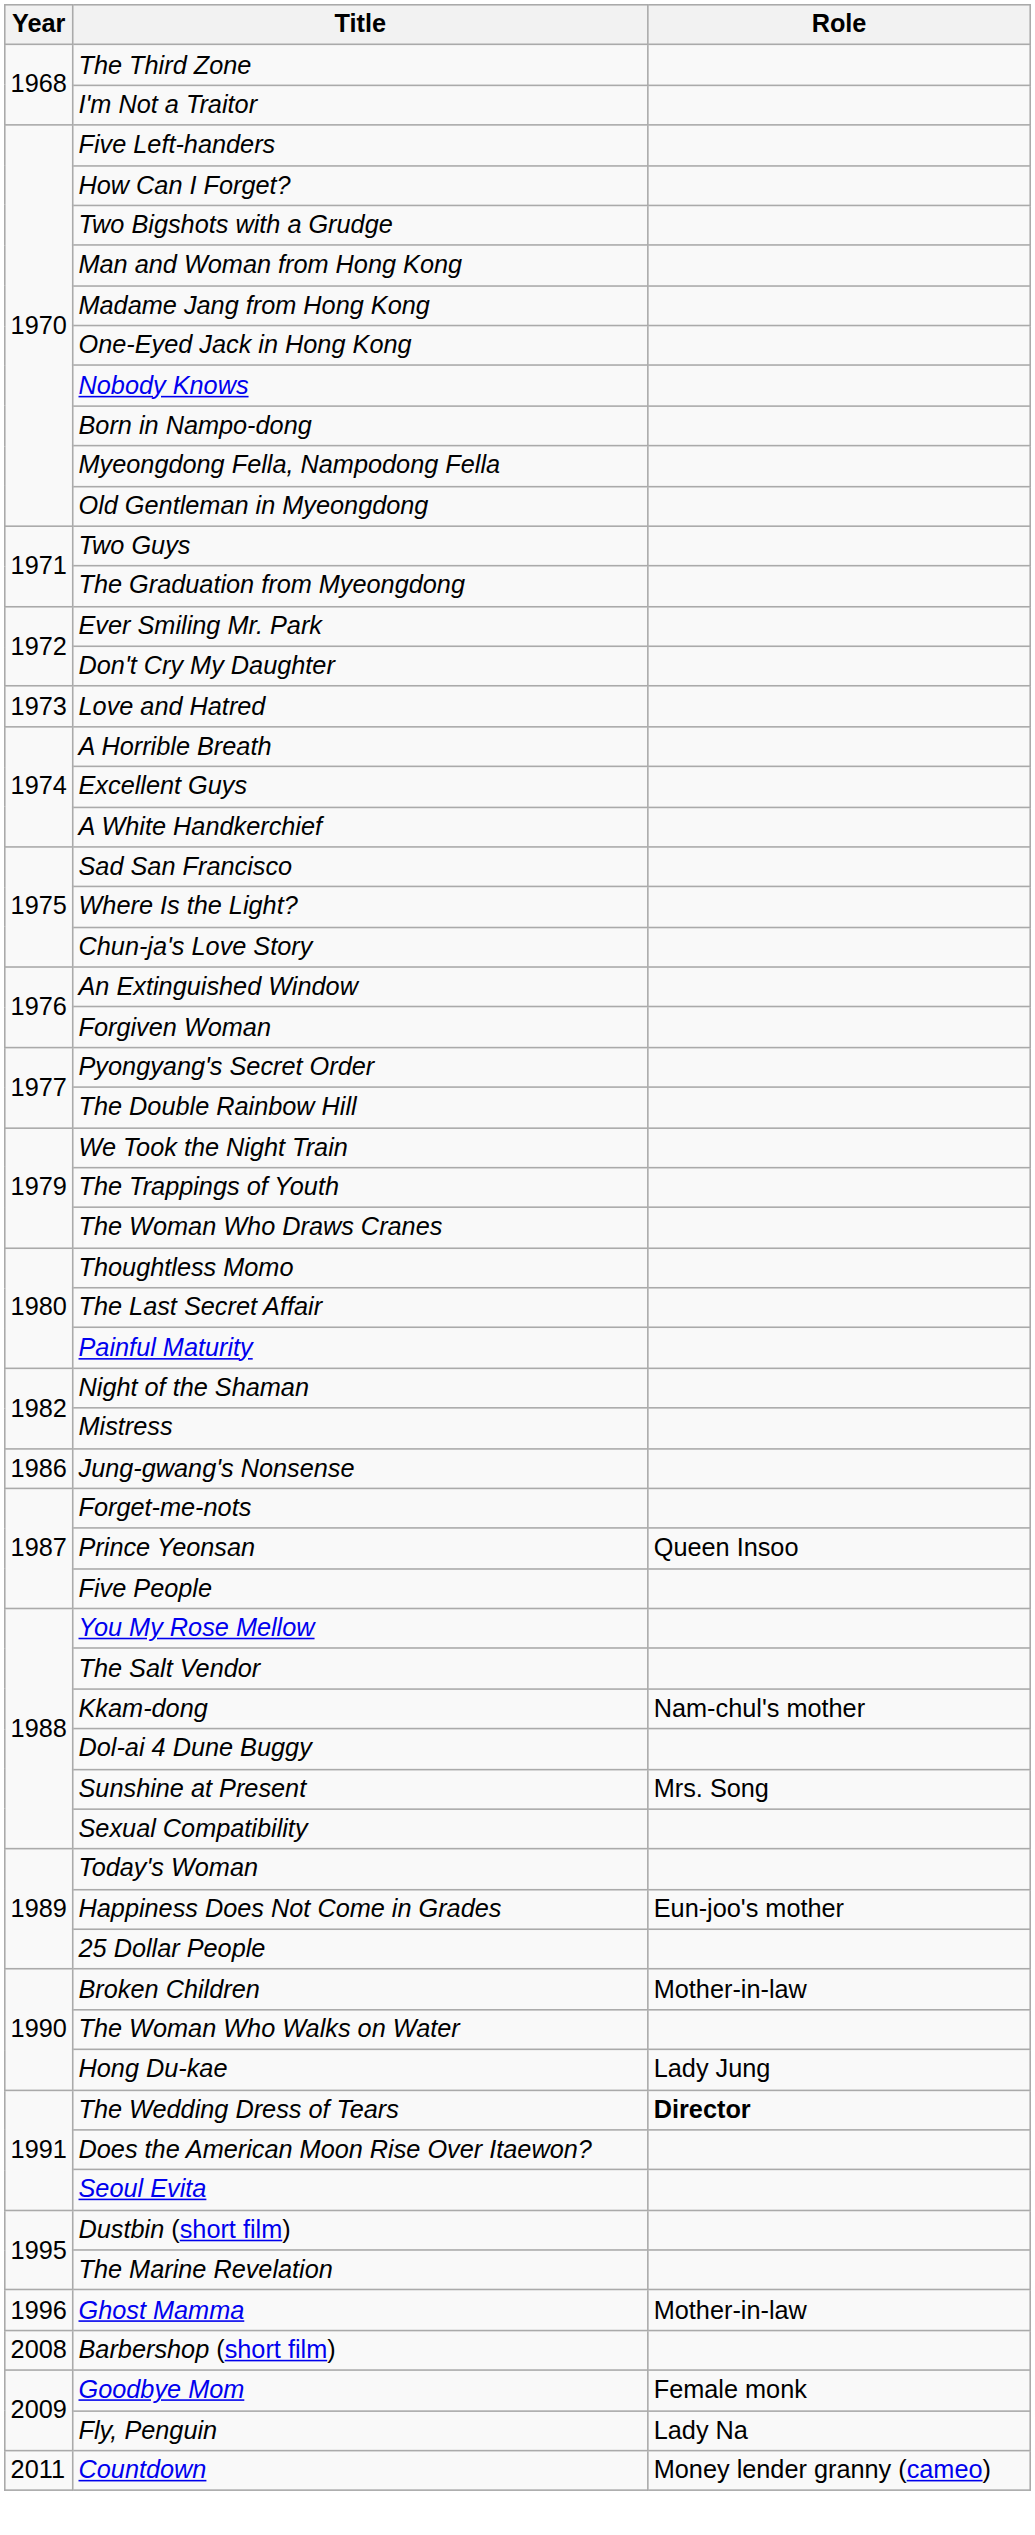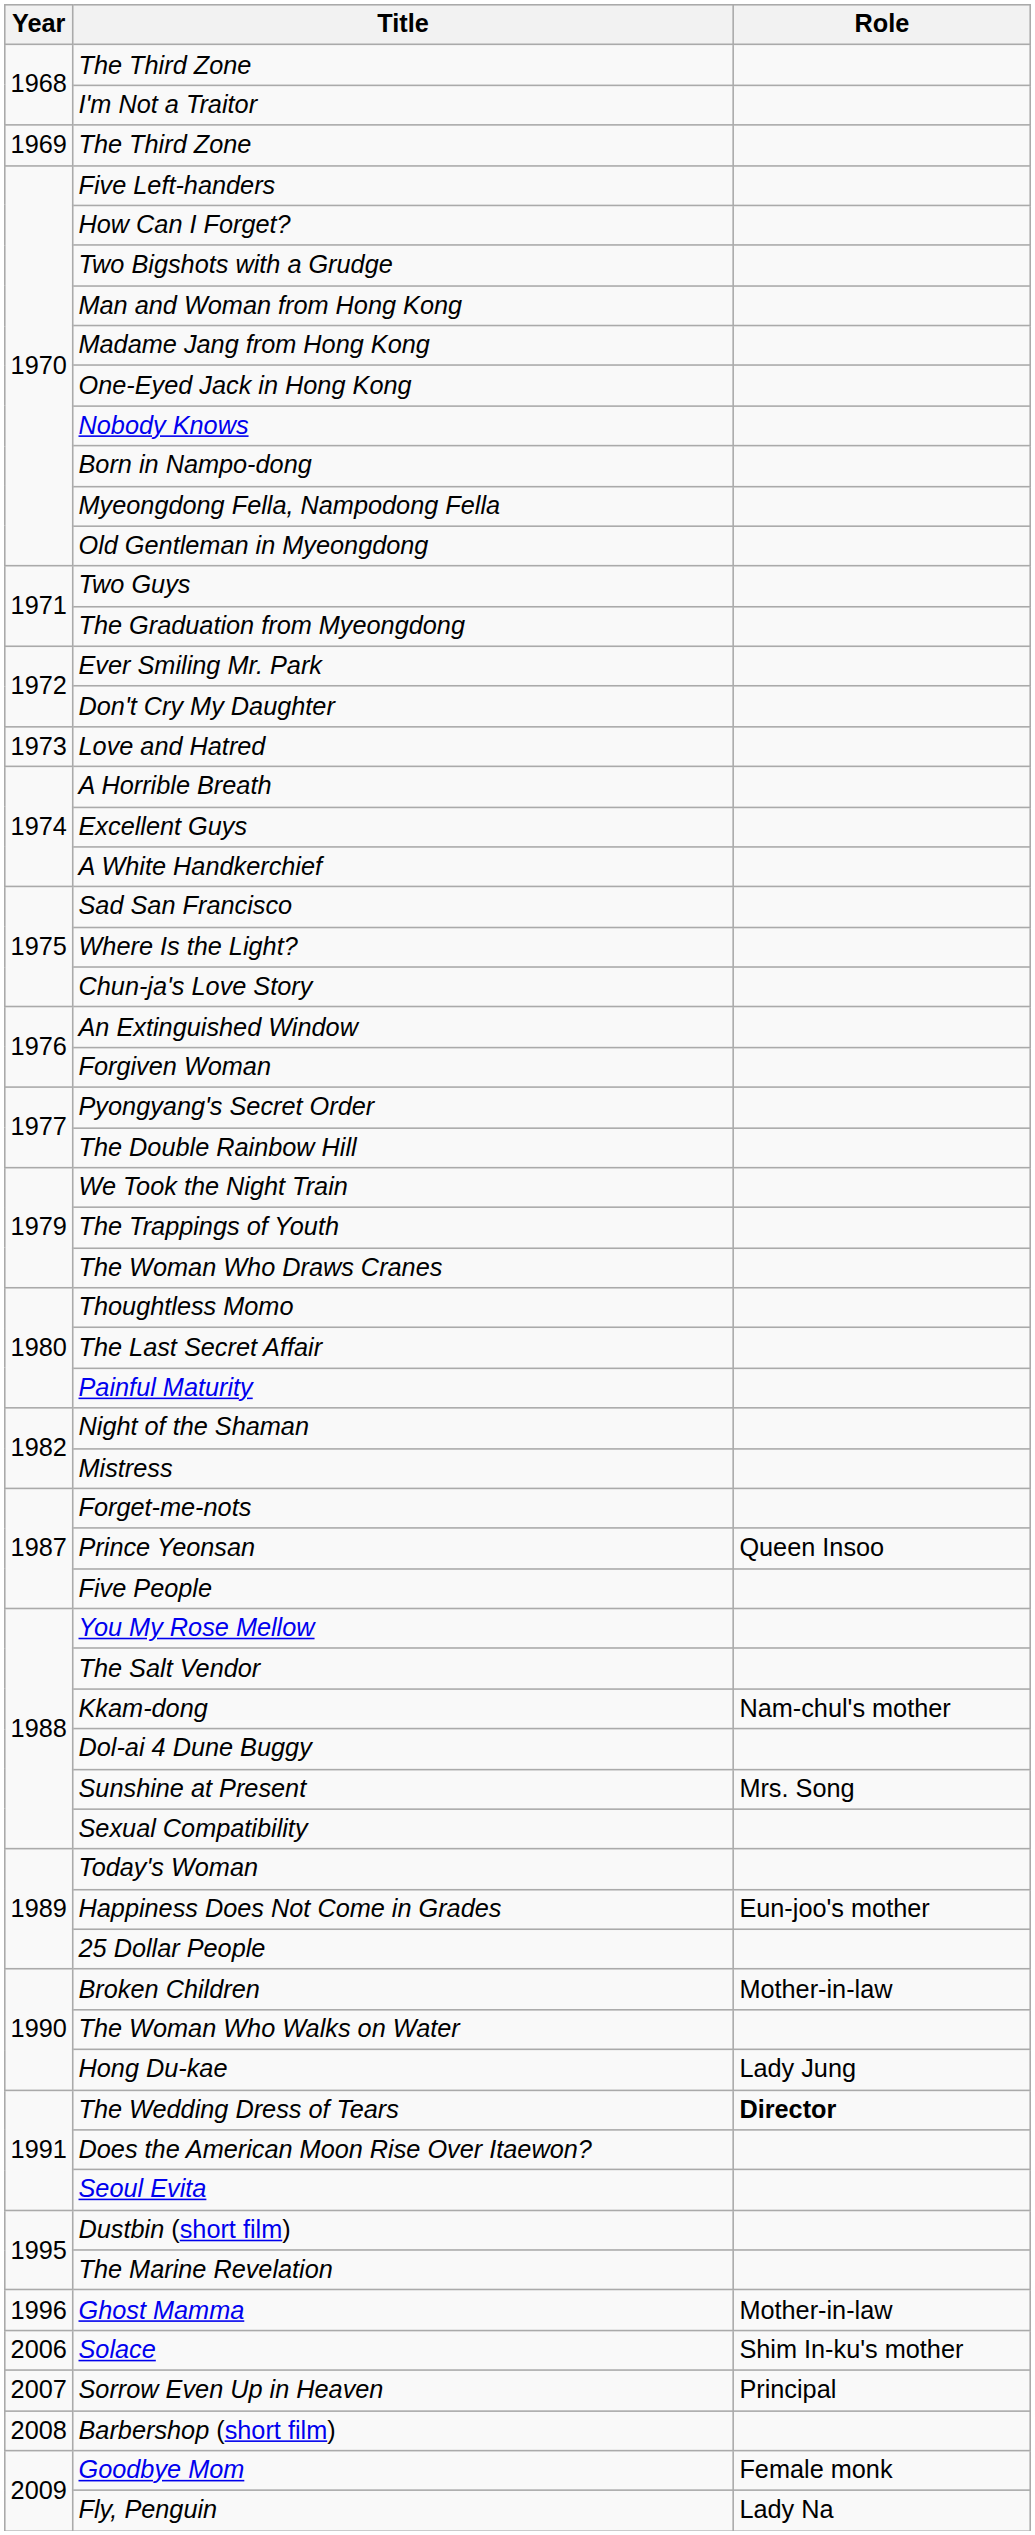+ row: (39, 144)
- row: (39, 1467)
+ row: (39, 2349)
+ row: (39, 2390)
- row: (38, 2470)
